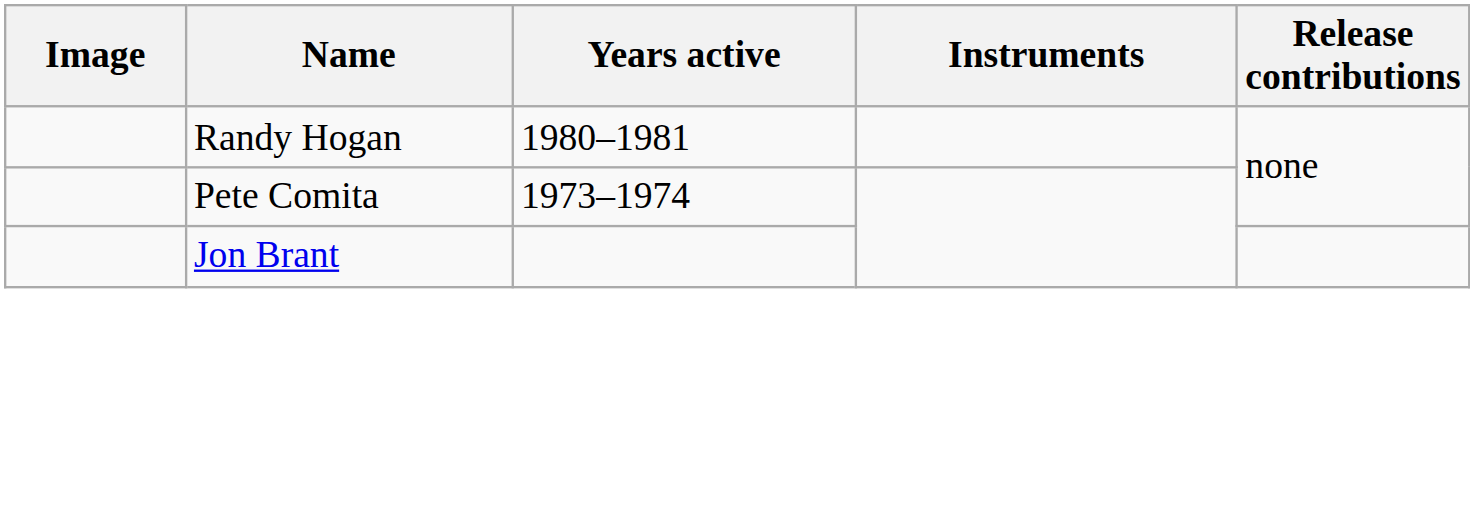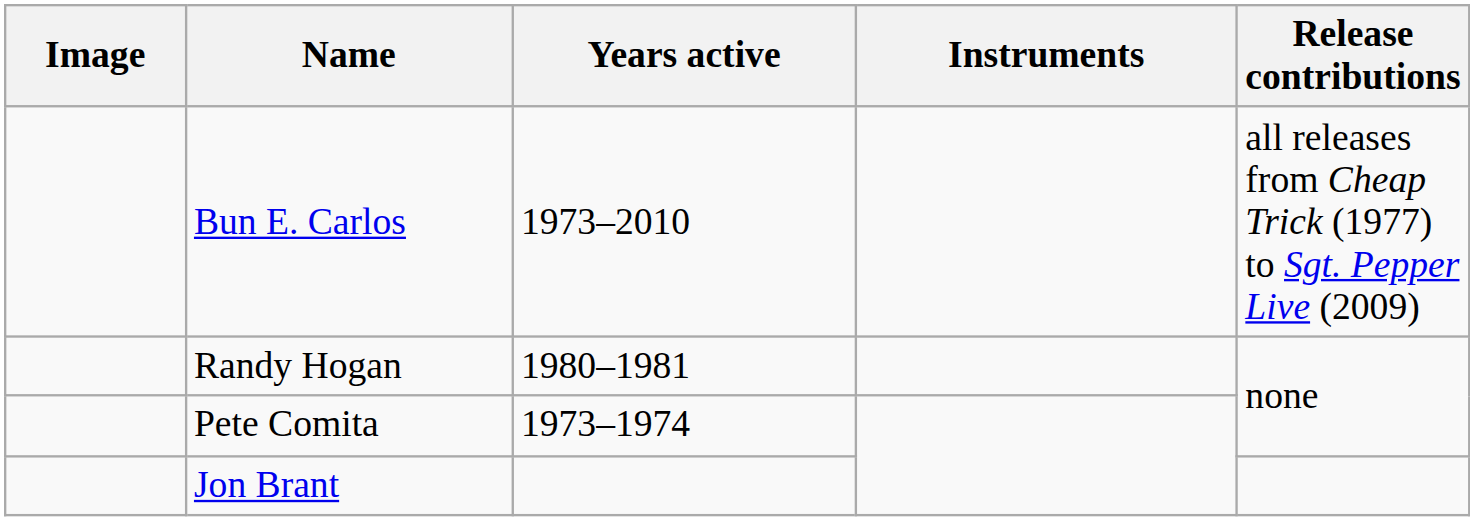+ row: (300, 220)
